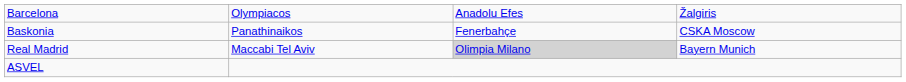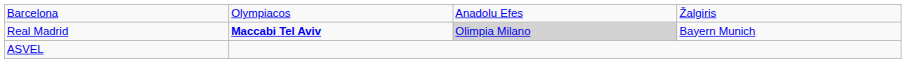- row: (30, 31)
(273, 49) normal -> (276, 31) bold
